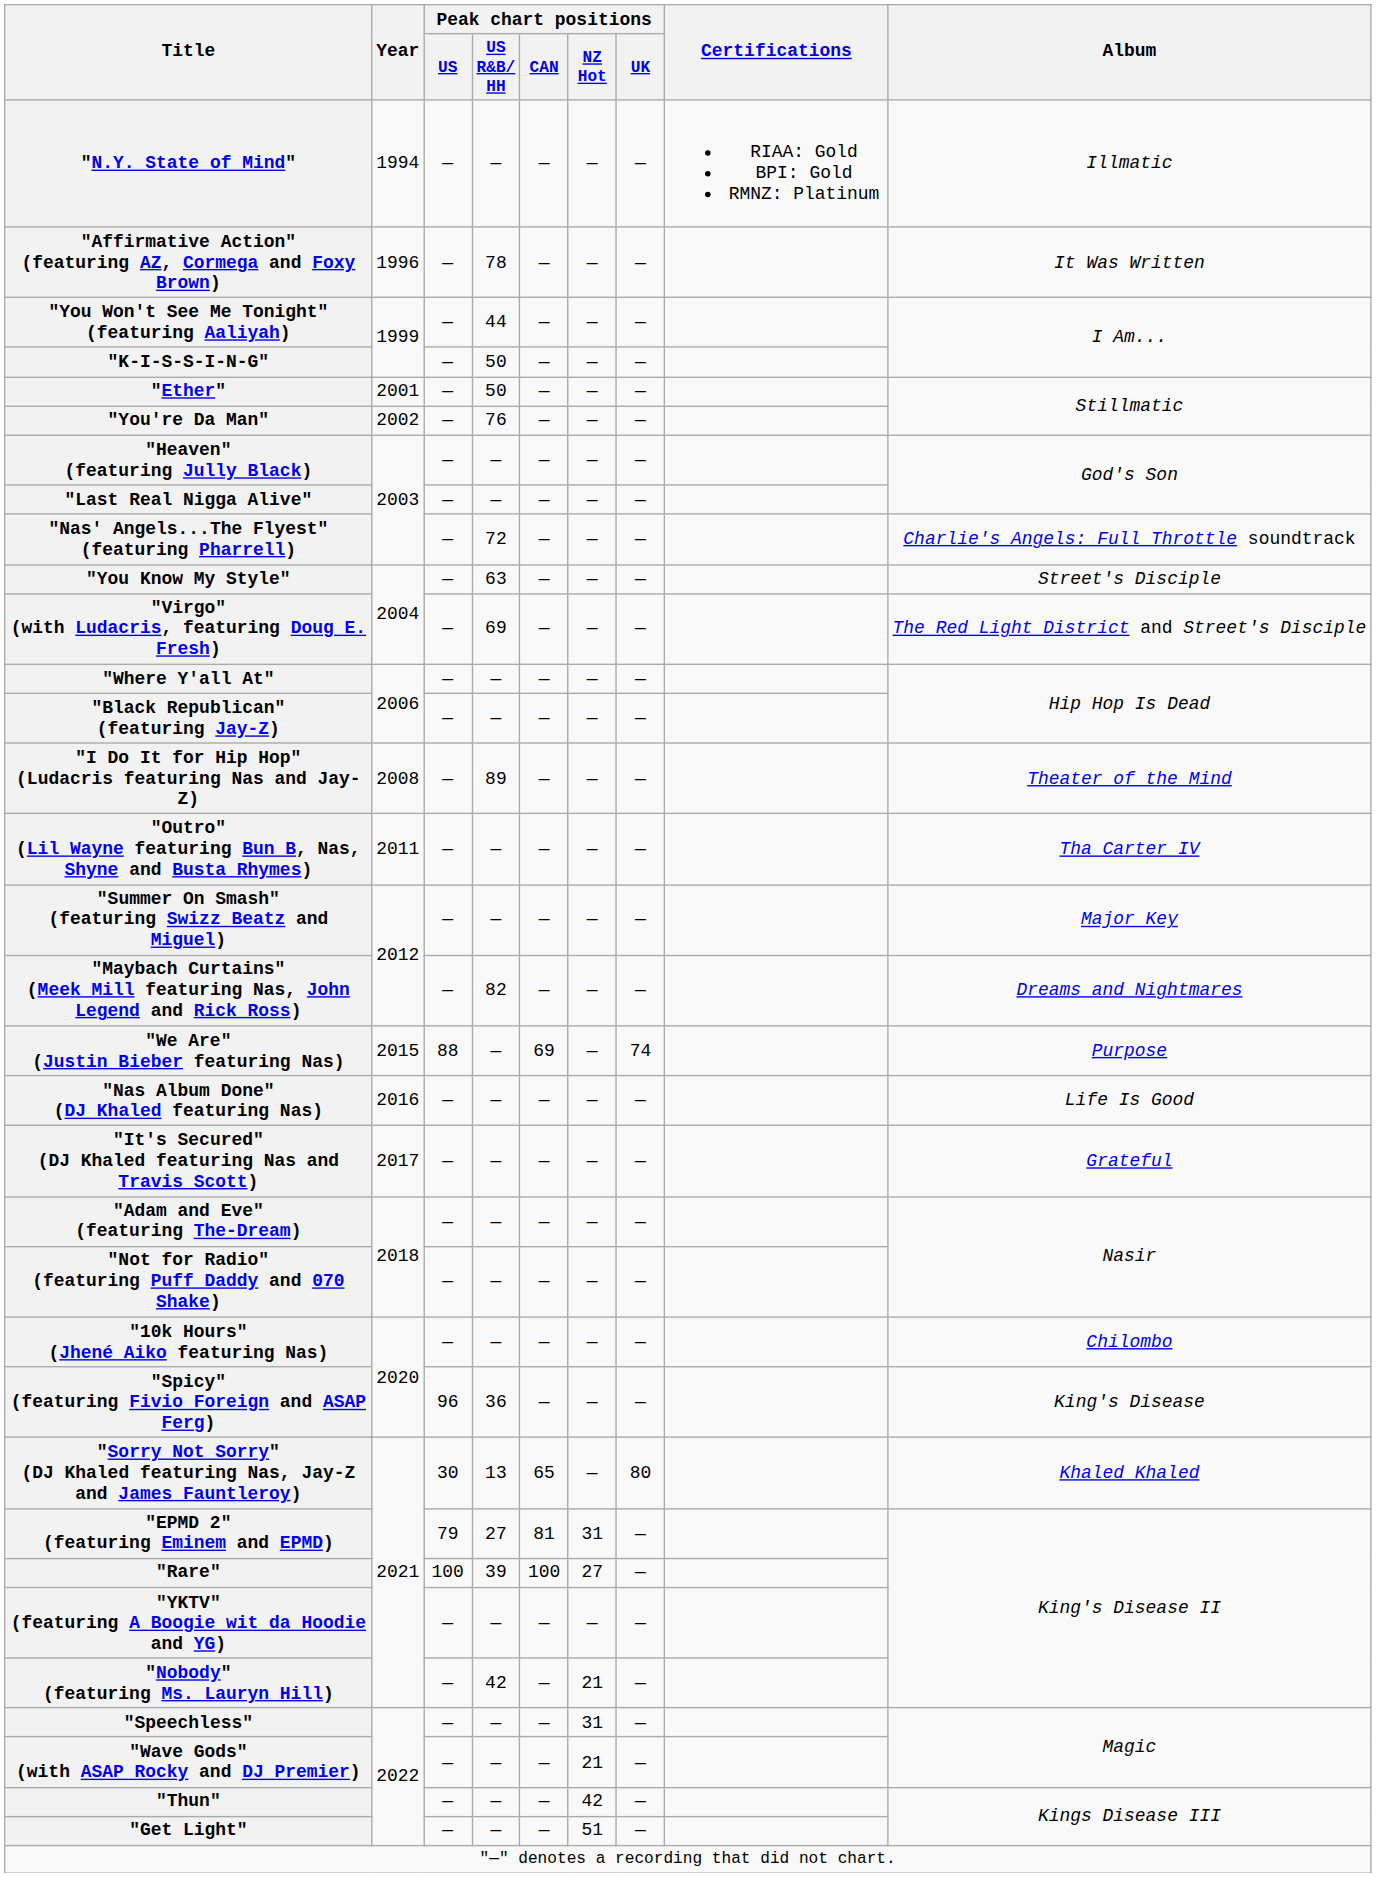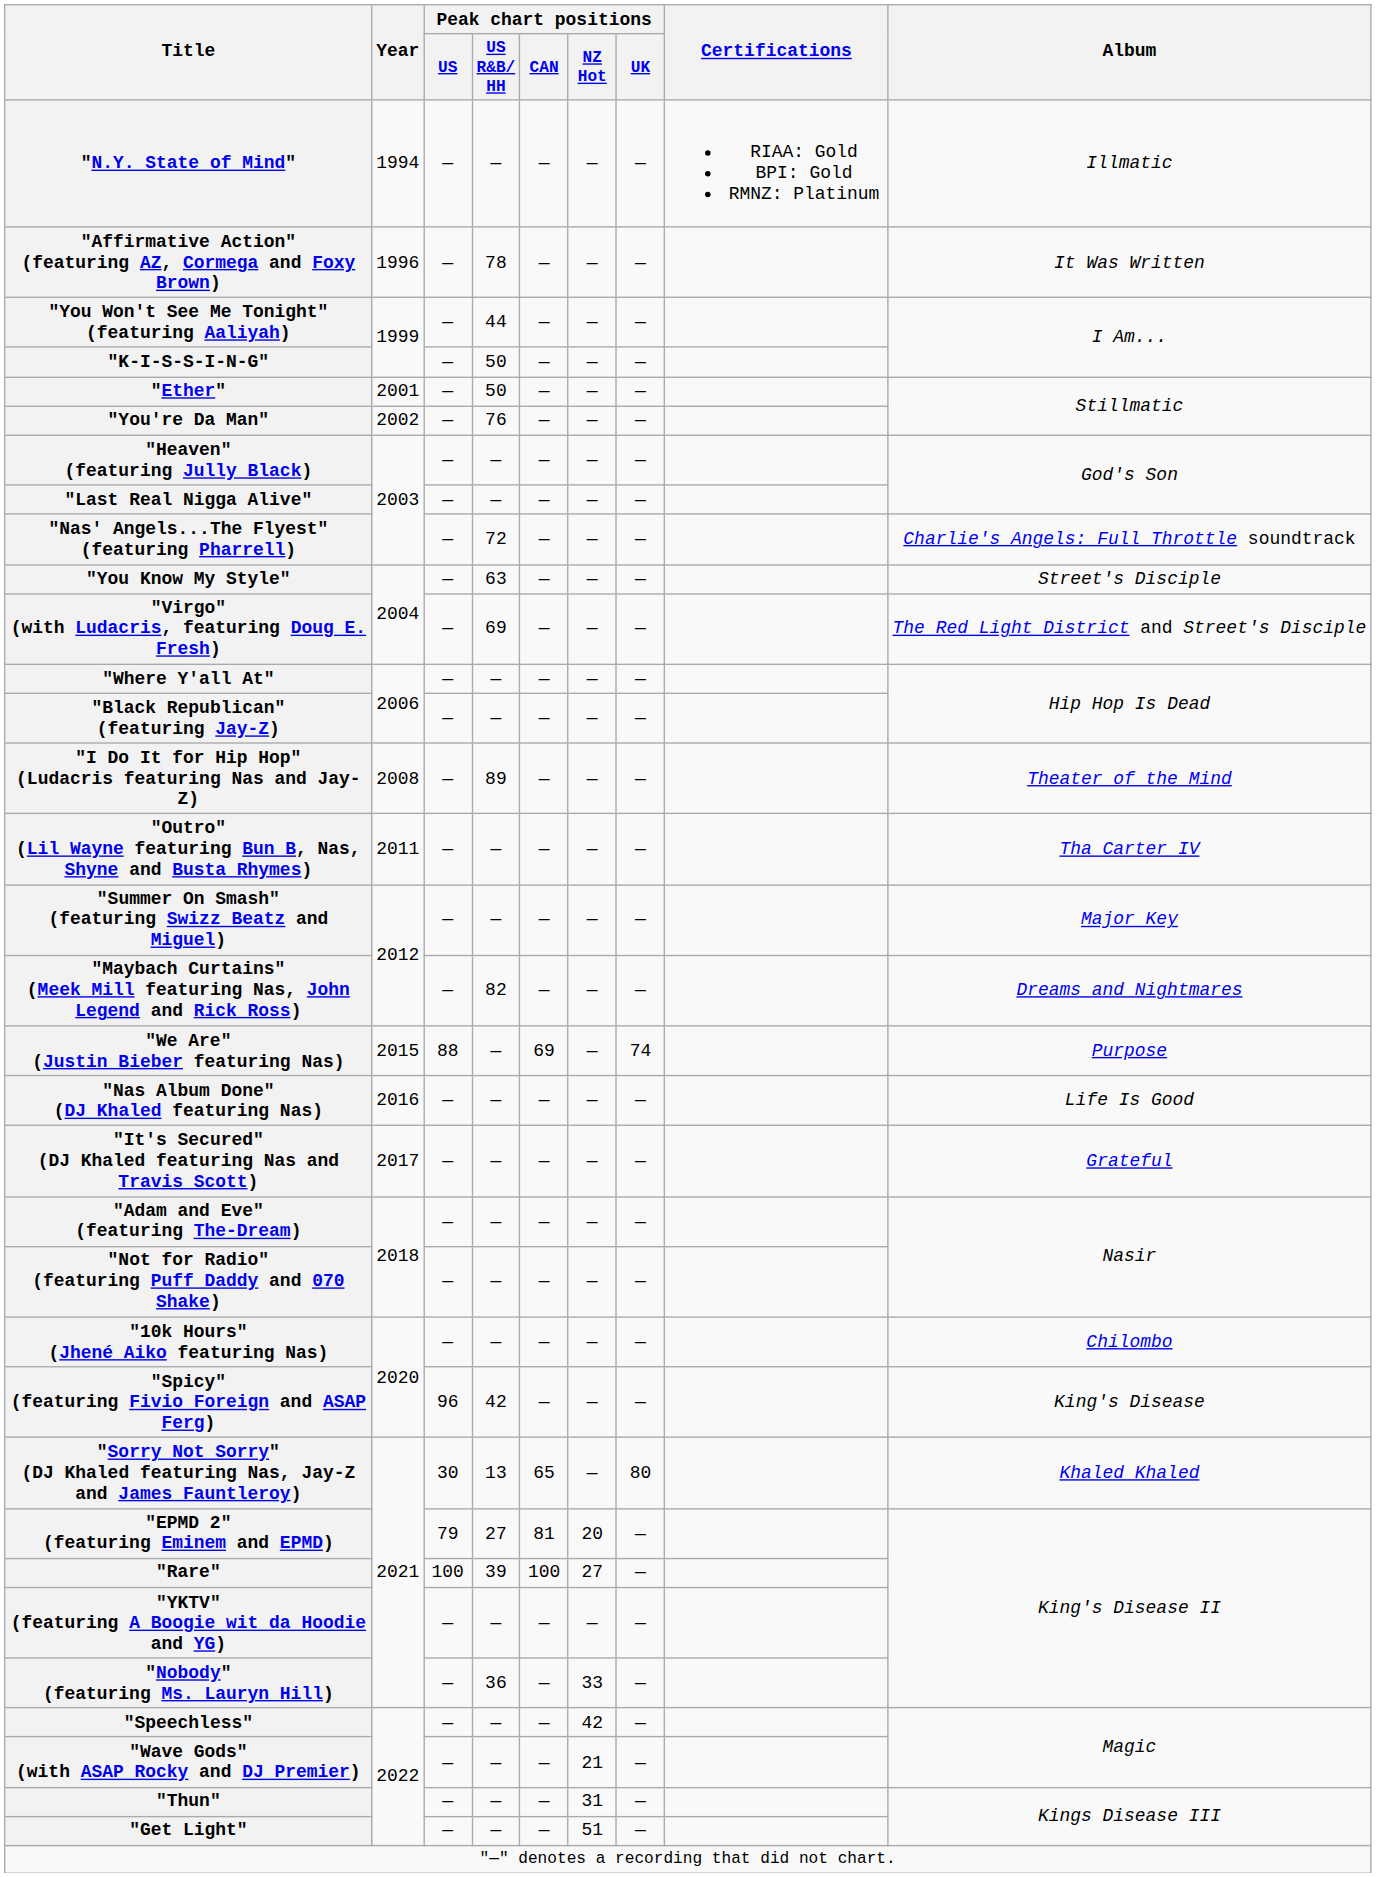(496, 1402) 36 -> (496, 1402) 42
(592, 1533) 31 -> (592, 1533) 20
(496, 1683) 42 -> (496, 1683) 36
(592, 1683) 21 -> (592, 1683) 33
(592, 1723) 31 -> (592, 1723) 42
(592, 1802) 42 -> (592, 1802) 31
